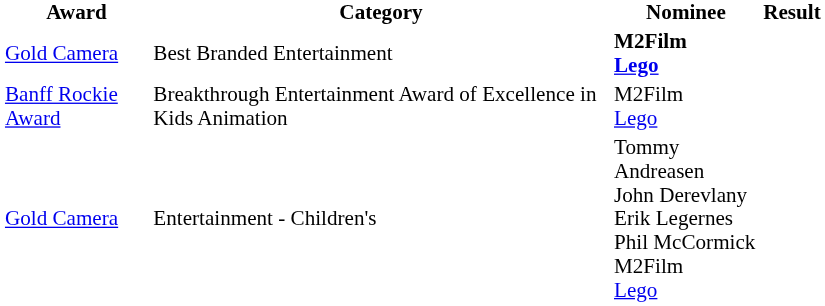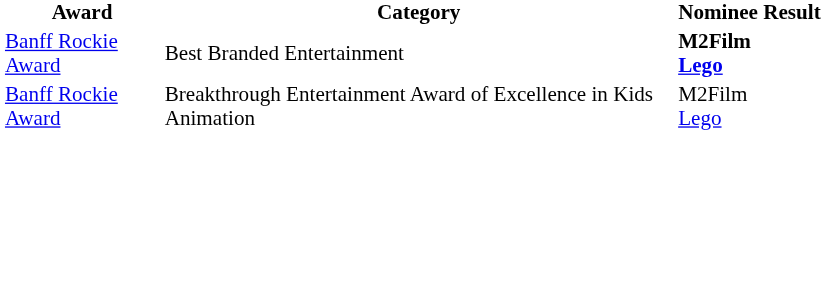(62, 53) Gold Camera -> (61, 53) Banff Rockie Award
- row: (265, 218)
